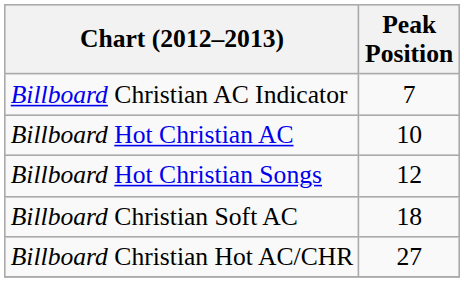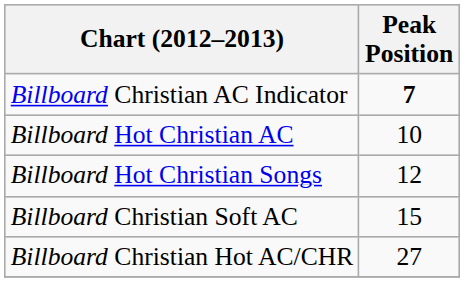(409, 94) normal -> (409, 94) bold
(409, 216) 18 -> (409, 216) 15
